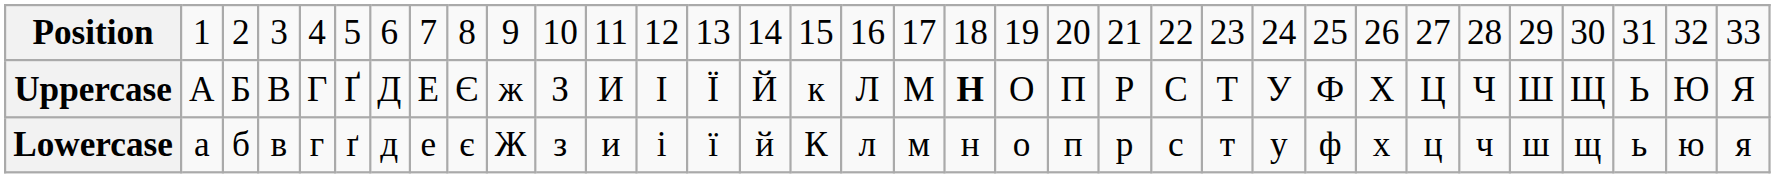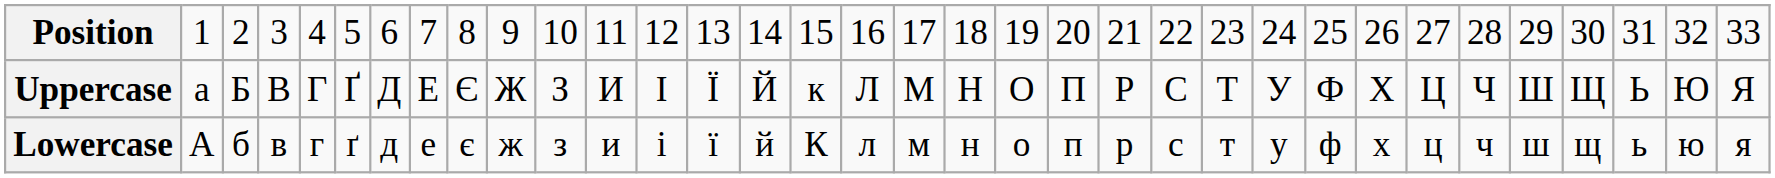(202, 88) А -> (202, 88) а
(511, 88) ж -> (511, 88) Ж
(970, 88) bold -> (970, 88) normal
(202, 144) а -> (202, 144) А
(511, 144) Ж -> (511, 144) ж
